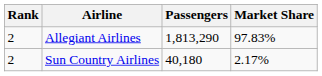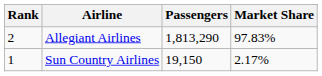(11, 59) 2 -> (11, 59) 1
(184, 59) 40,180 -> (184, 59) 19,150
